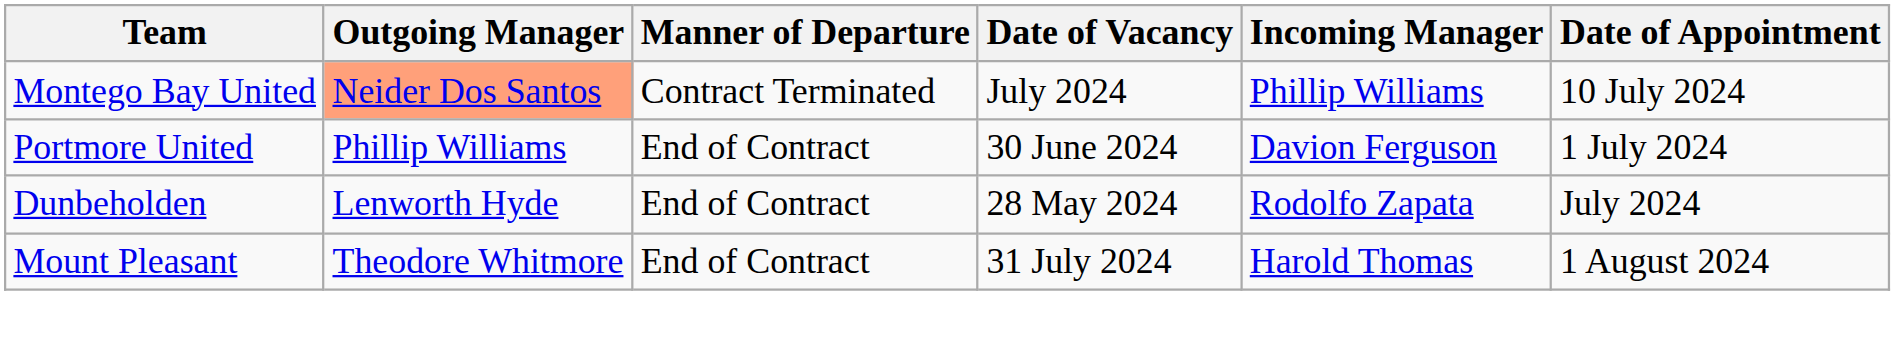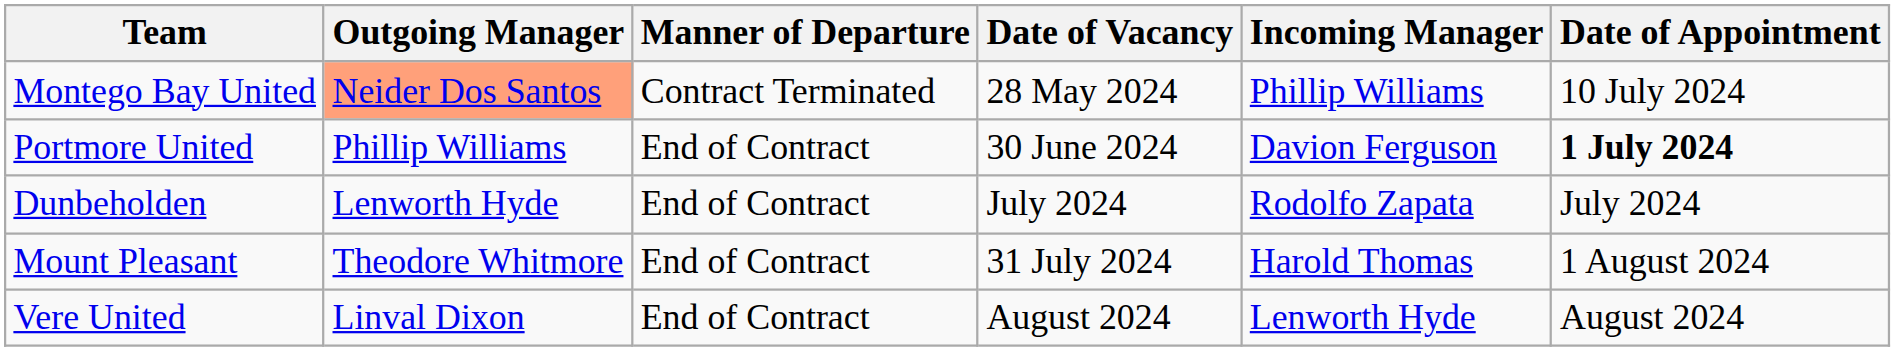(1057, 89) July 2024 -> (1082, 89) 28 May 2024
(1644, 146) normal -> (1647, 146) bold
(1082, 203) 28 May 2024 -> (1057, 203) July 2024
+ row: (99, 317)
